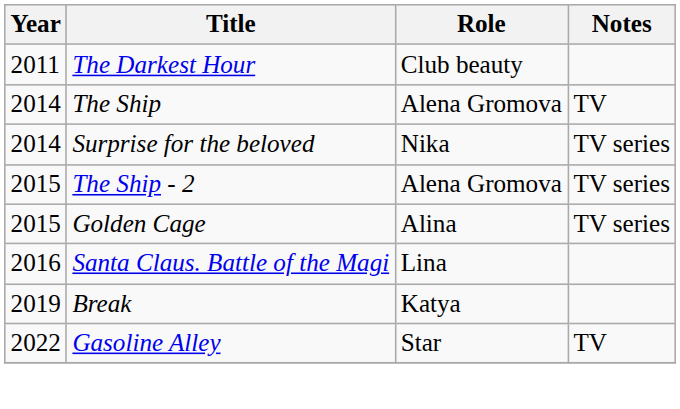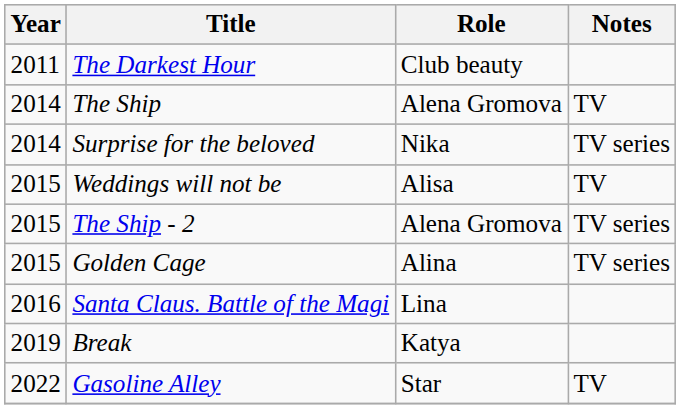+ row: (177, 183)
